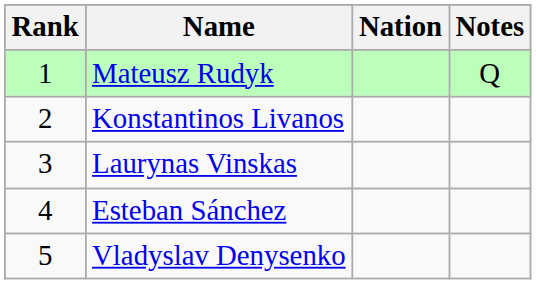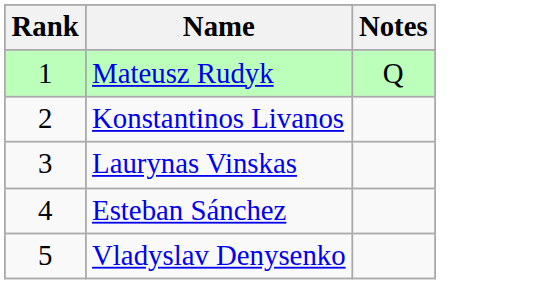- column: (400, 27)
